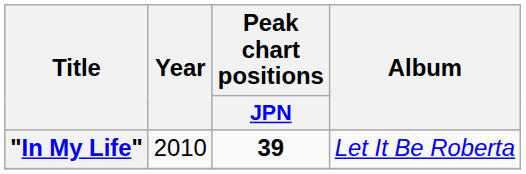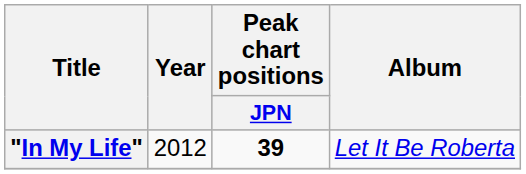(180, 148) 2010 -> (180, 148) 2012
